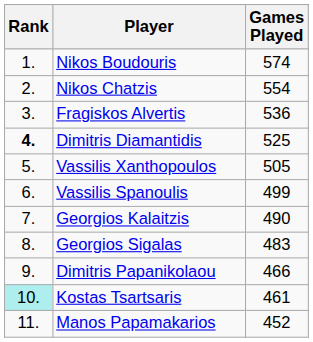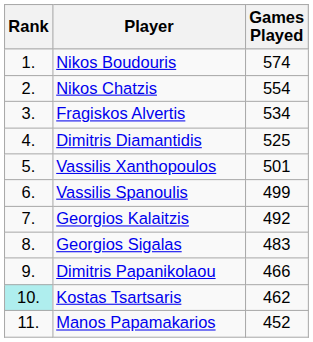(277, 114) 536 -> (277, 114) 534
(28, 140) bold -> (28, 140) normal
(277, 166) 505 -> (277, 166) 501
(277, 219) 490 -> (277, 219) 492
(277, 297) 461 -> (277, 297) 462
